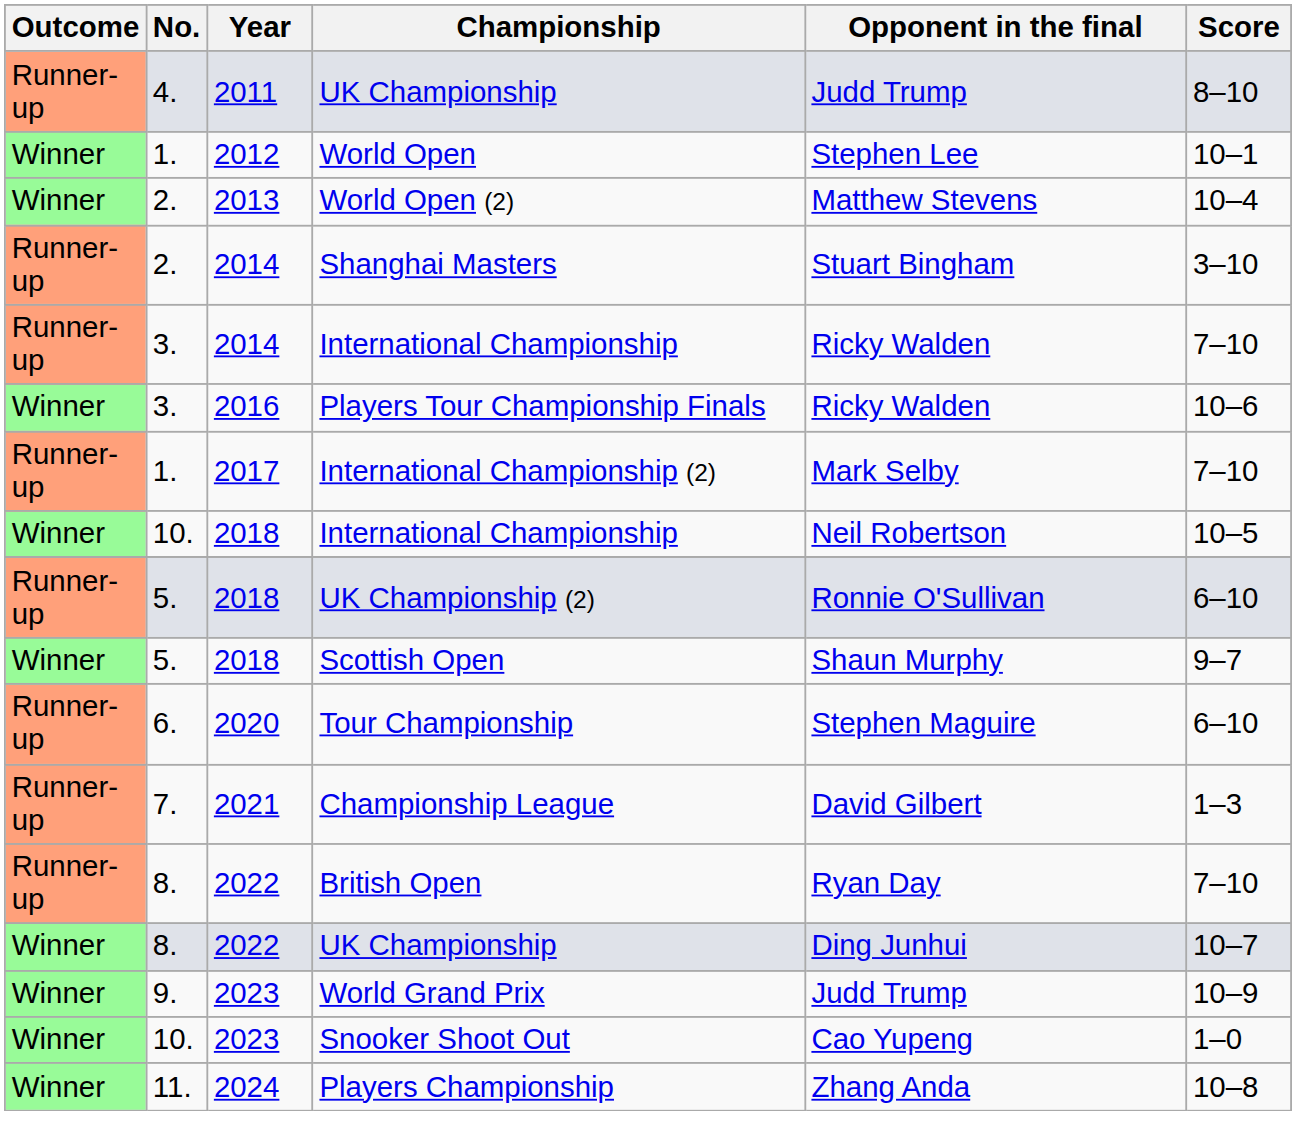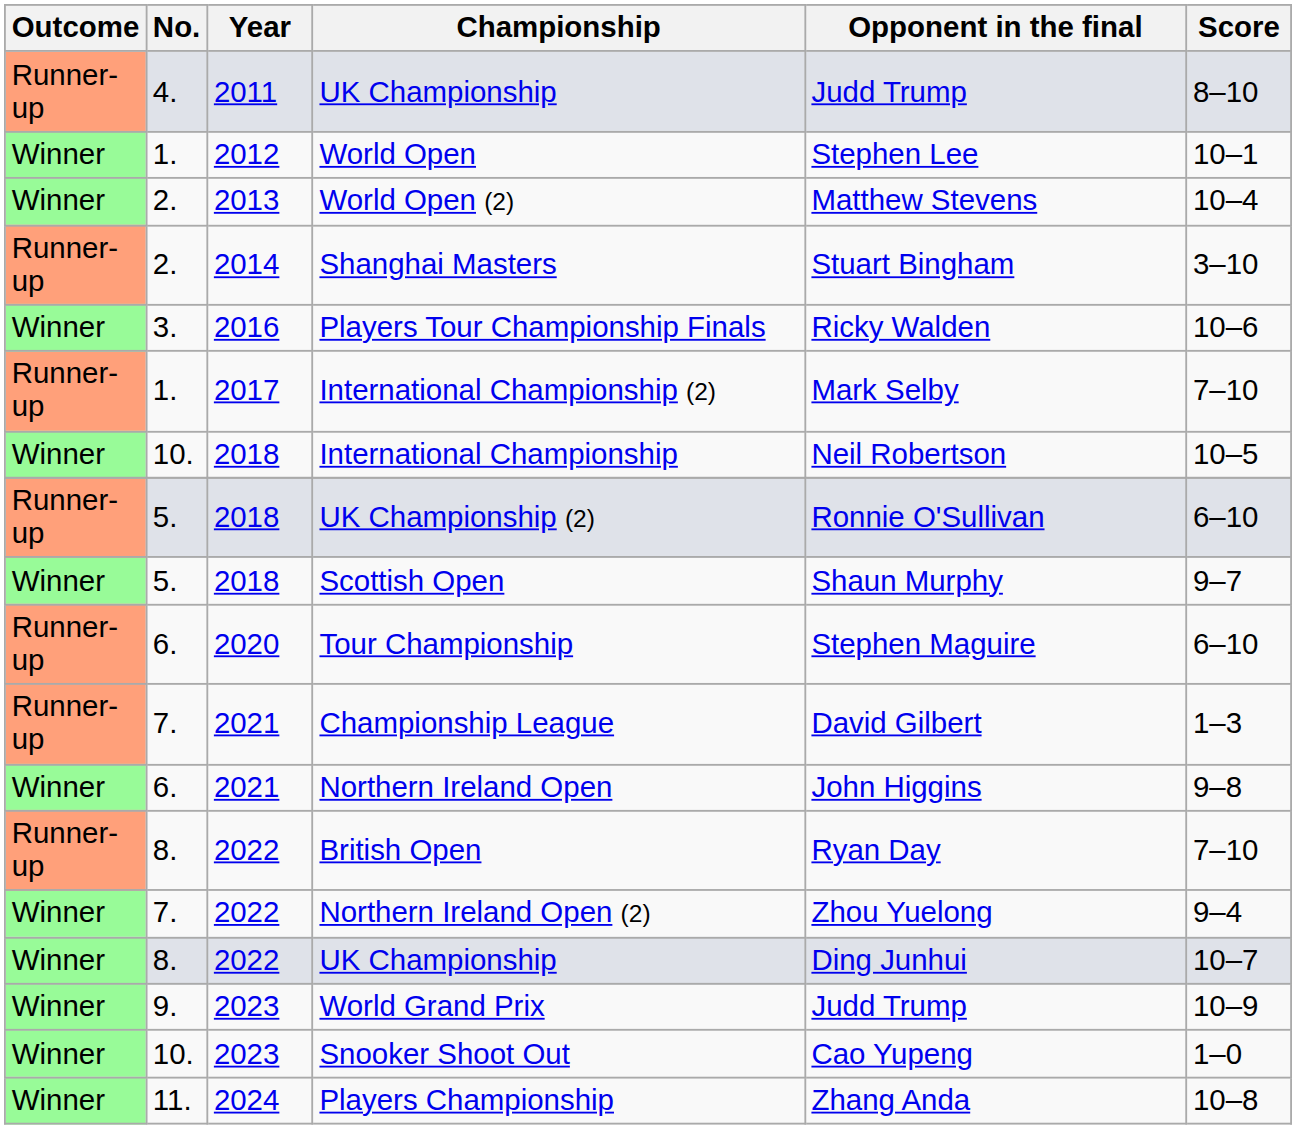- row: (247, 344)
+ row: (247, 786)
+ row: (247, 913)
